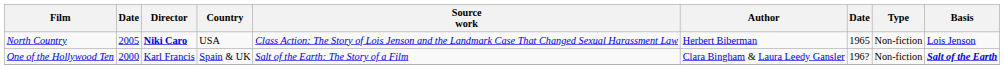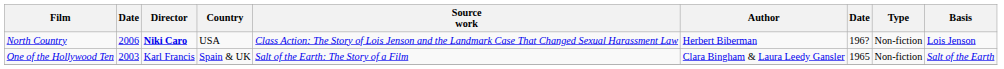(129, 40) 2005 -> (129, 40) 2006
(860, 40) 1965 -> (859, 40) 196?
(129, 56) 2000 -> (129, 56) 2003
(859, 56) 196? -> (860, 56) 1965
(962, 56) bold -> (961, 56) normal
